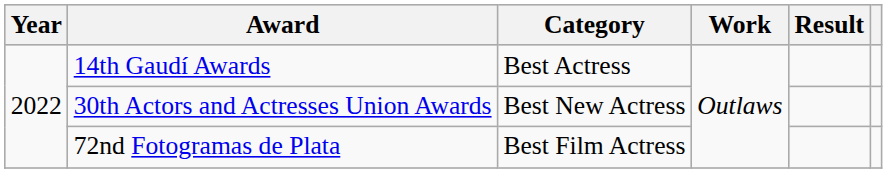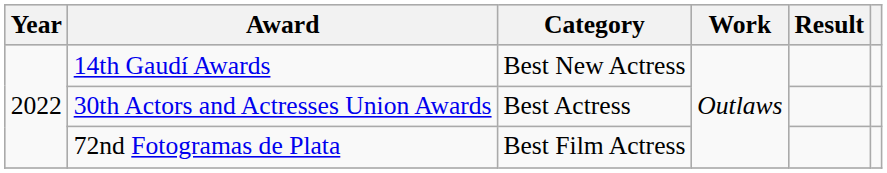(567, 65) Best Actress -> (594, 65) Best New Actress
(594, 106) Best New Actress -> (567, 106) Best Actress
